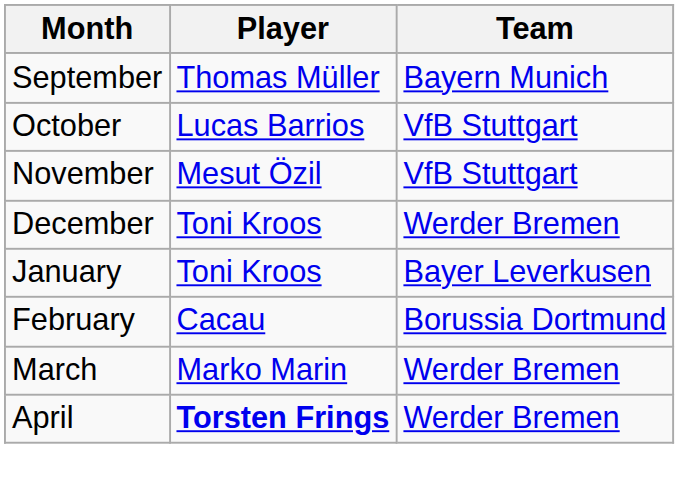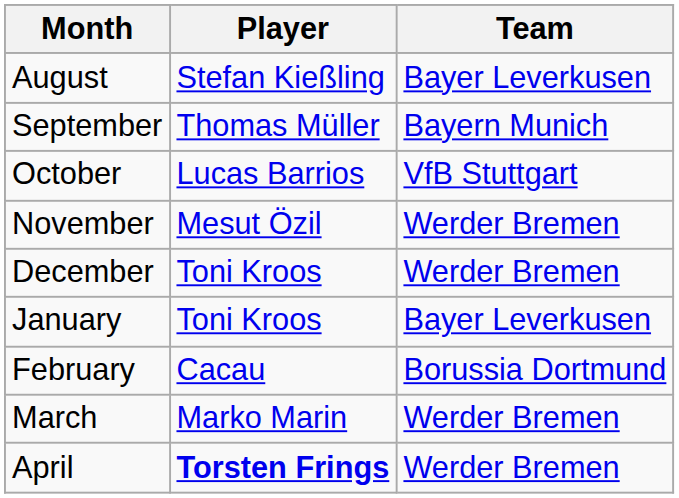+ row: (60, 77)
(491, 175) VfB Stuttgart -> (512, 223) Werder Bremen
